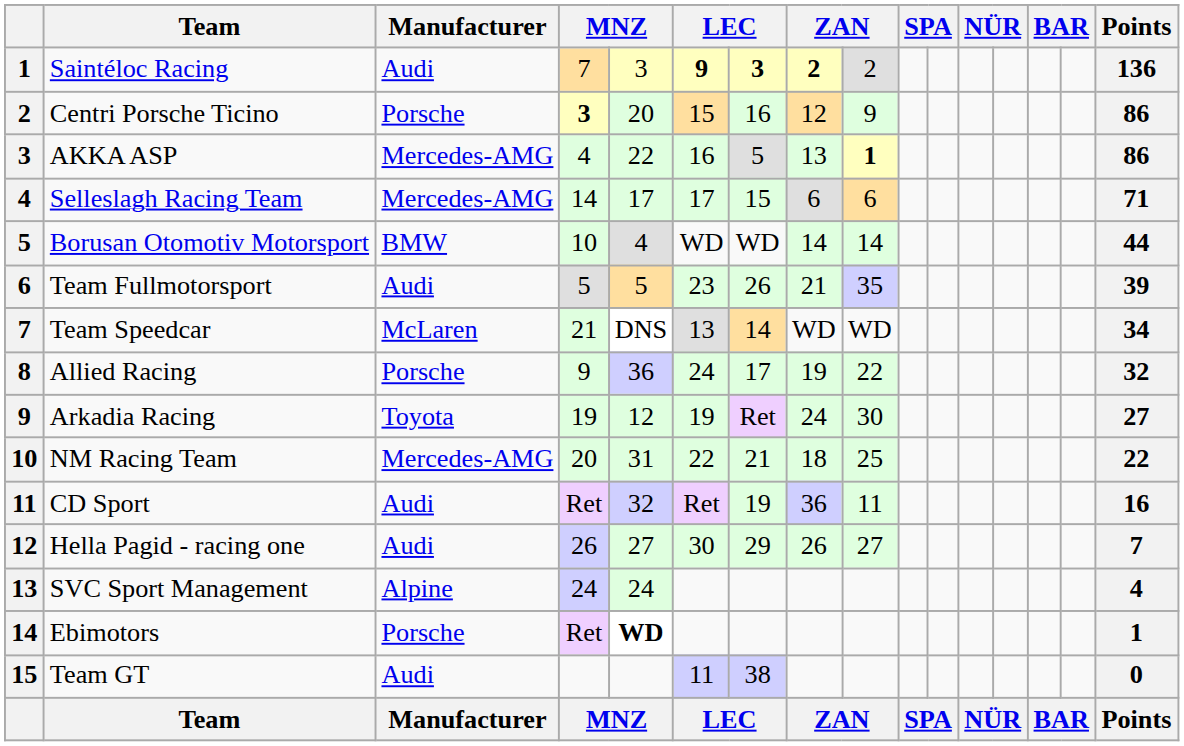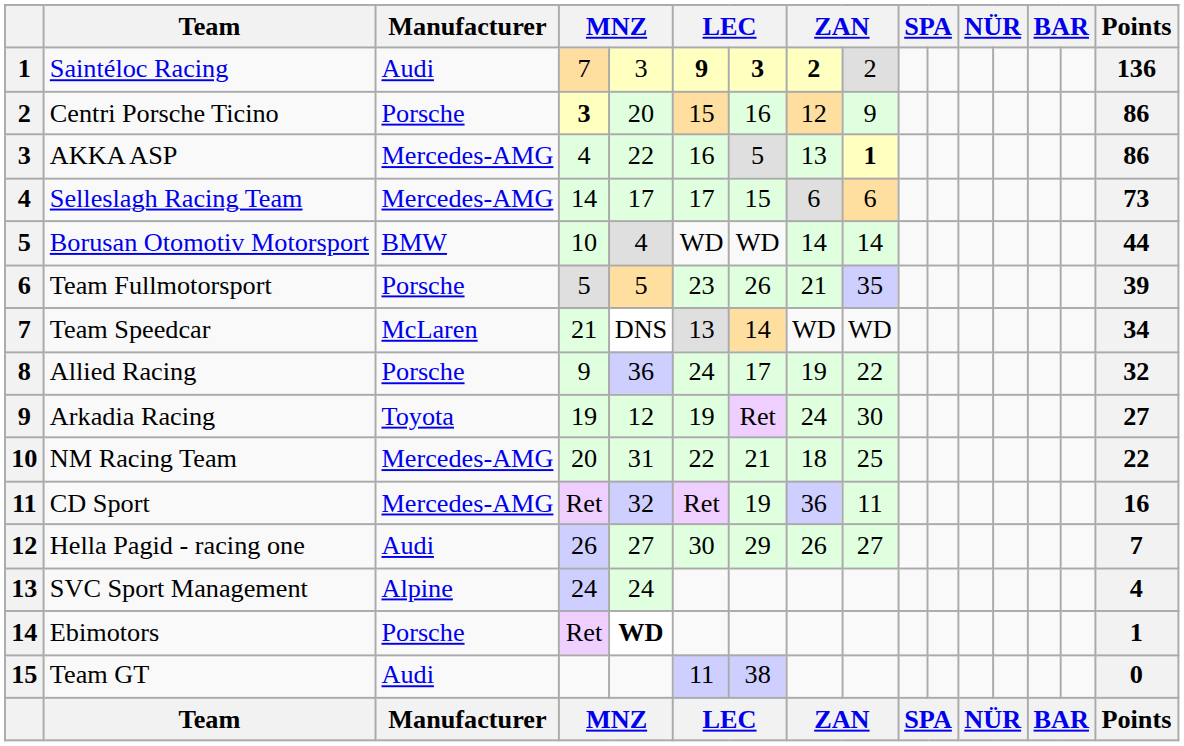(1136, 198) 71 -> (1136, 198) 73
(408, 285) Audi -> (423, 285) Porsche
(408, 502) Audi -> (467, 502) Mercedes-AMG
